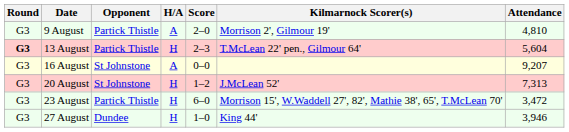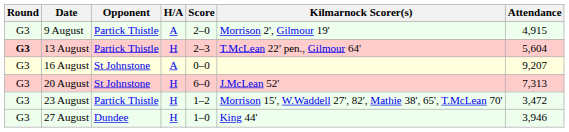(535, 30) 4,810 -> (535, 30) 4,915
(201, 83) 1–2 -> (201, 83) 6–0
(201, 100) 6–0 -> (201, 100) 1–2
